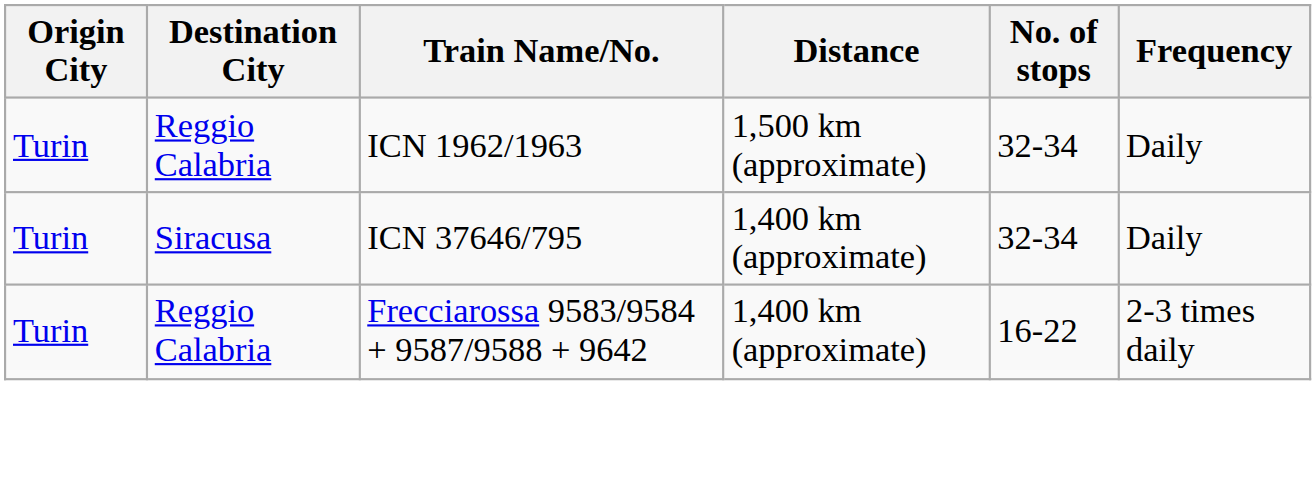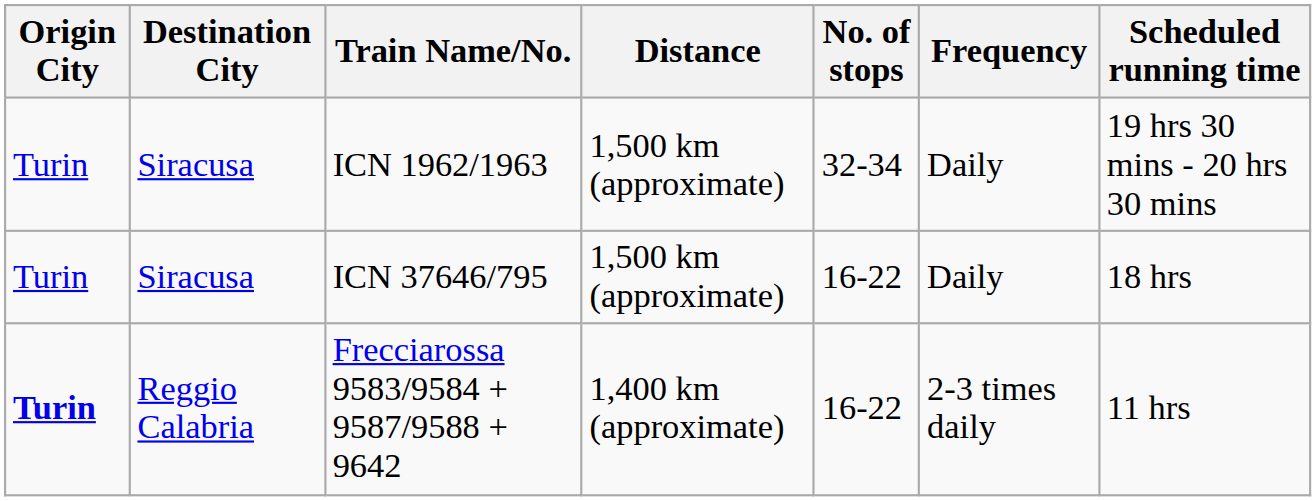+ column: (1205, 51)
(213, 144) Reggio Calabria -> (196, 163) Siracusa
(829, 237) 1,400 km (approximate) -> (687, 276) 1,500 km (approximate)
(1037, 237) 32-34 -> (862, 276) 16-22
(51, 330) normal -> (54, 408) bold
